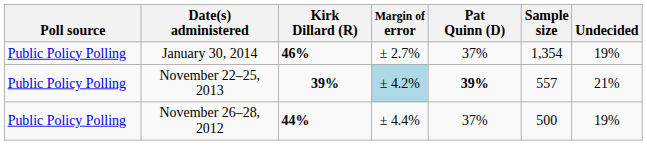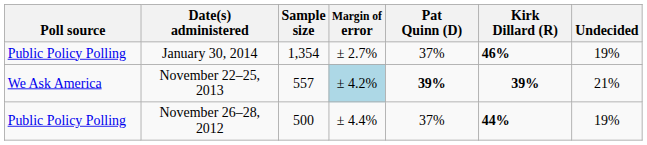columns swapped: (547, 23) <-> (325, 23)
(67, 83) Public Policy Polling -> (55, 83) We Ask America
